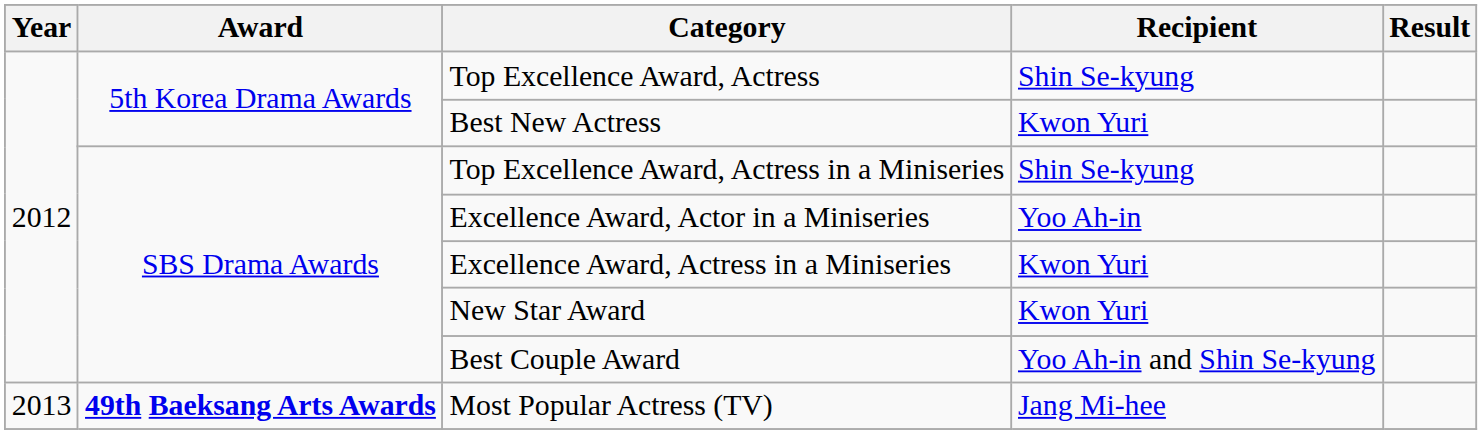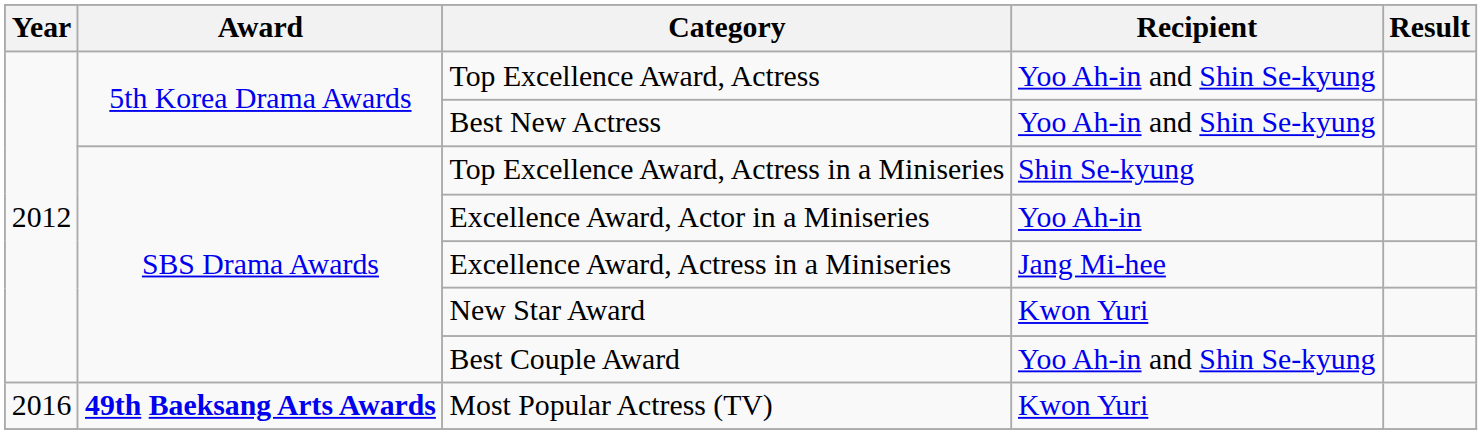(1106, 75) Shin Se-kyung -> (1197, 75) Yoo Ah-in and Shin Se-kyung
(1083, 122) Kwon Yuri -> (1197, 122) Yoo Ah-in and Shin Se-kyung
(1083, 264) Kwon Yuri -> (1092, 264) Jang Mi-hee
(42, 405) 2013 -> (42, 405) 2016
(1092, 405) Jang Mi-hee -> (1083, 405) Kwon Yuri
